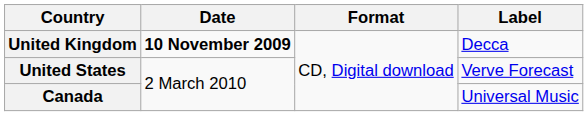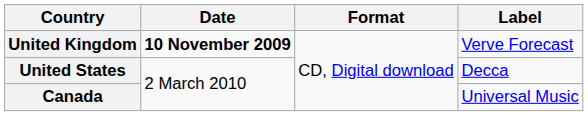(485, 44) Decca -> (517, 44) Verve Forecast
(517, 70) Verve Forecast -> (485, 70) Decca
